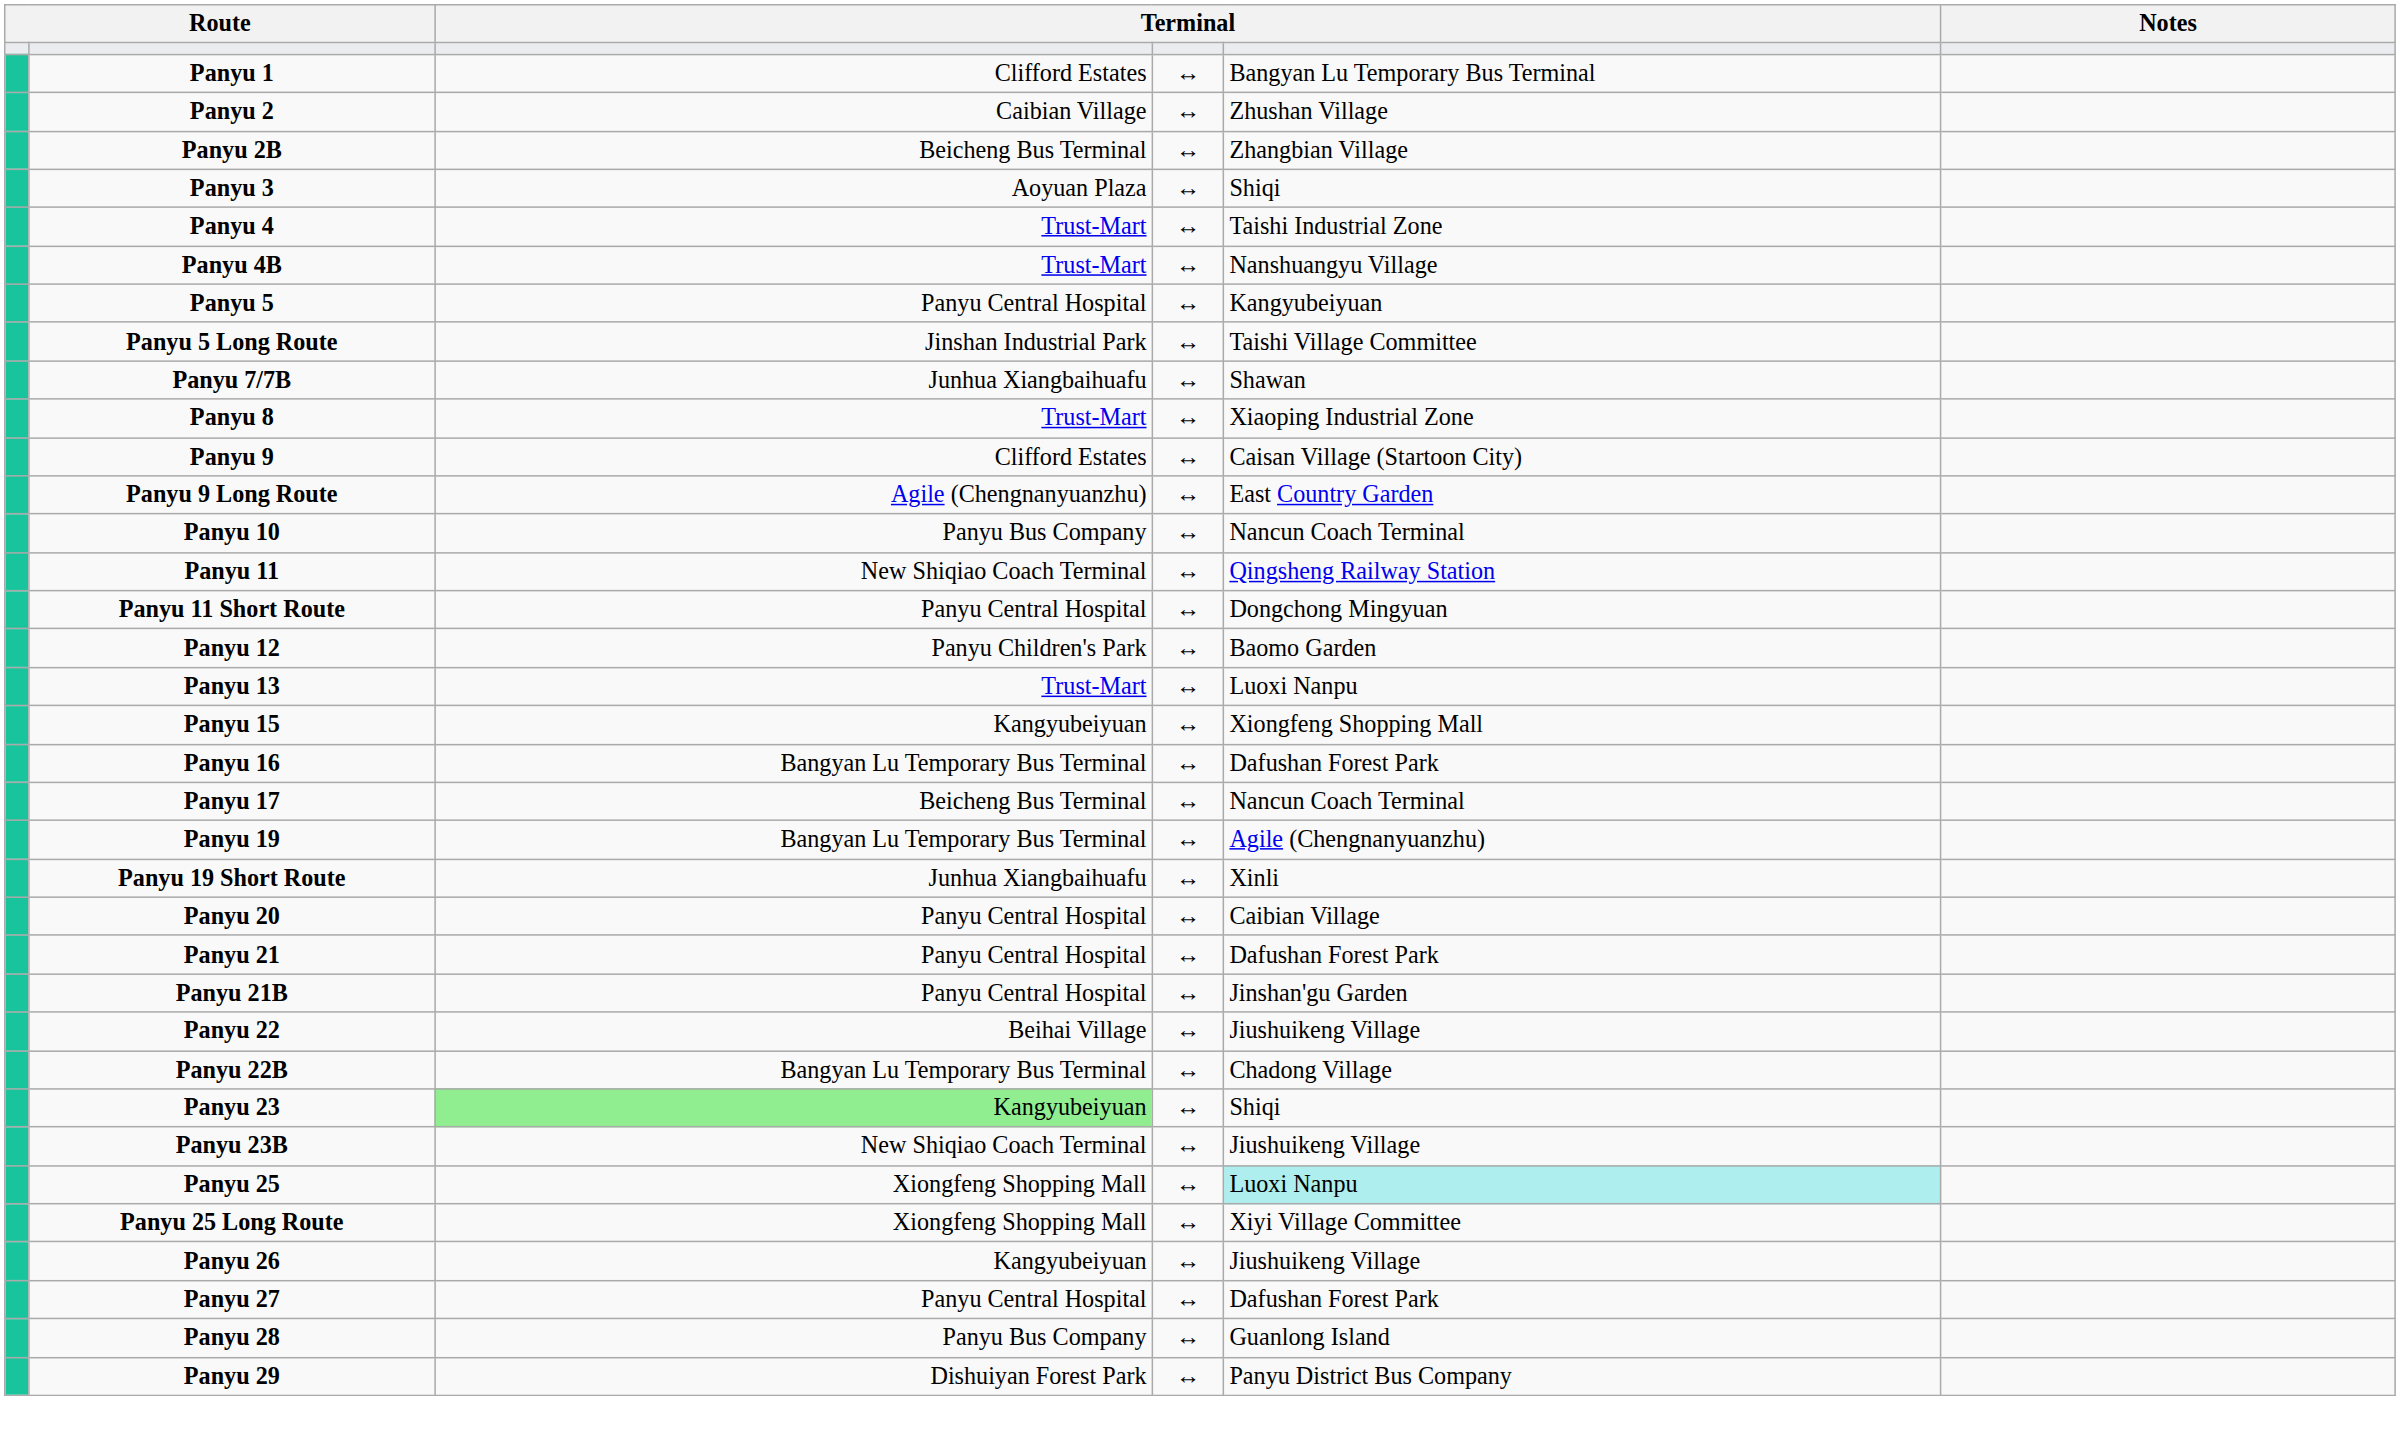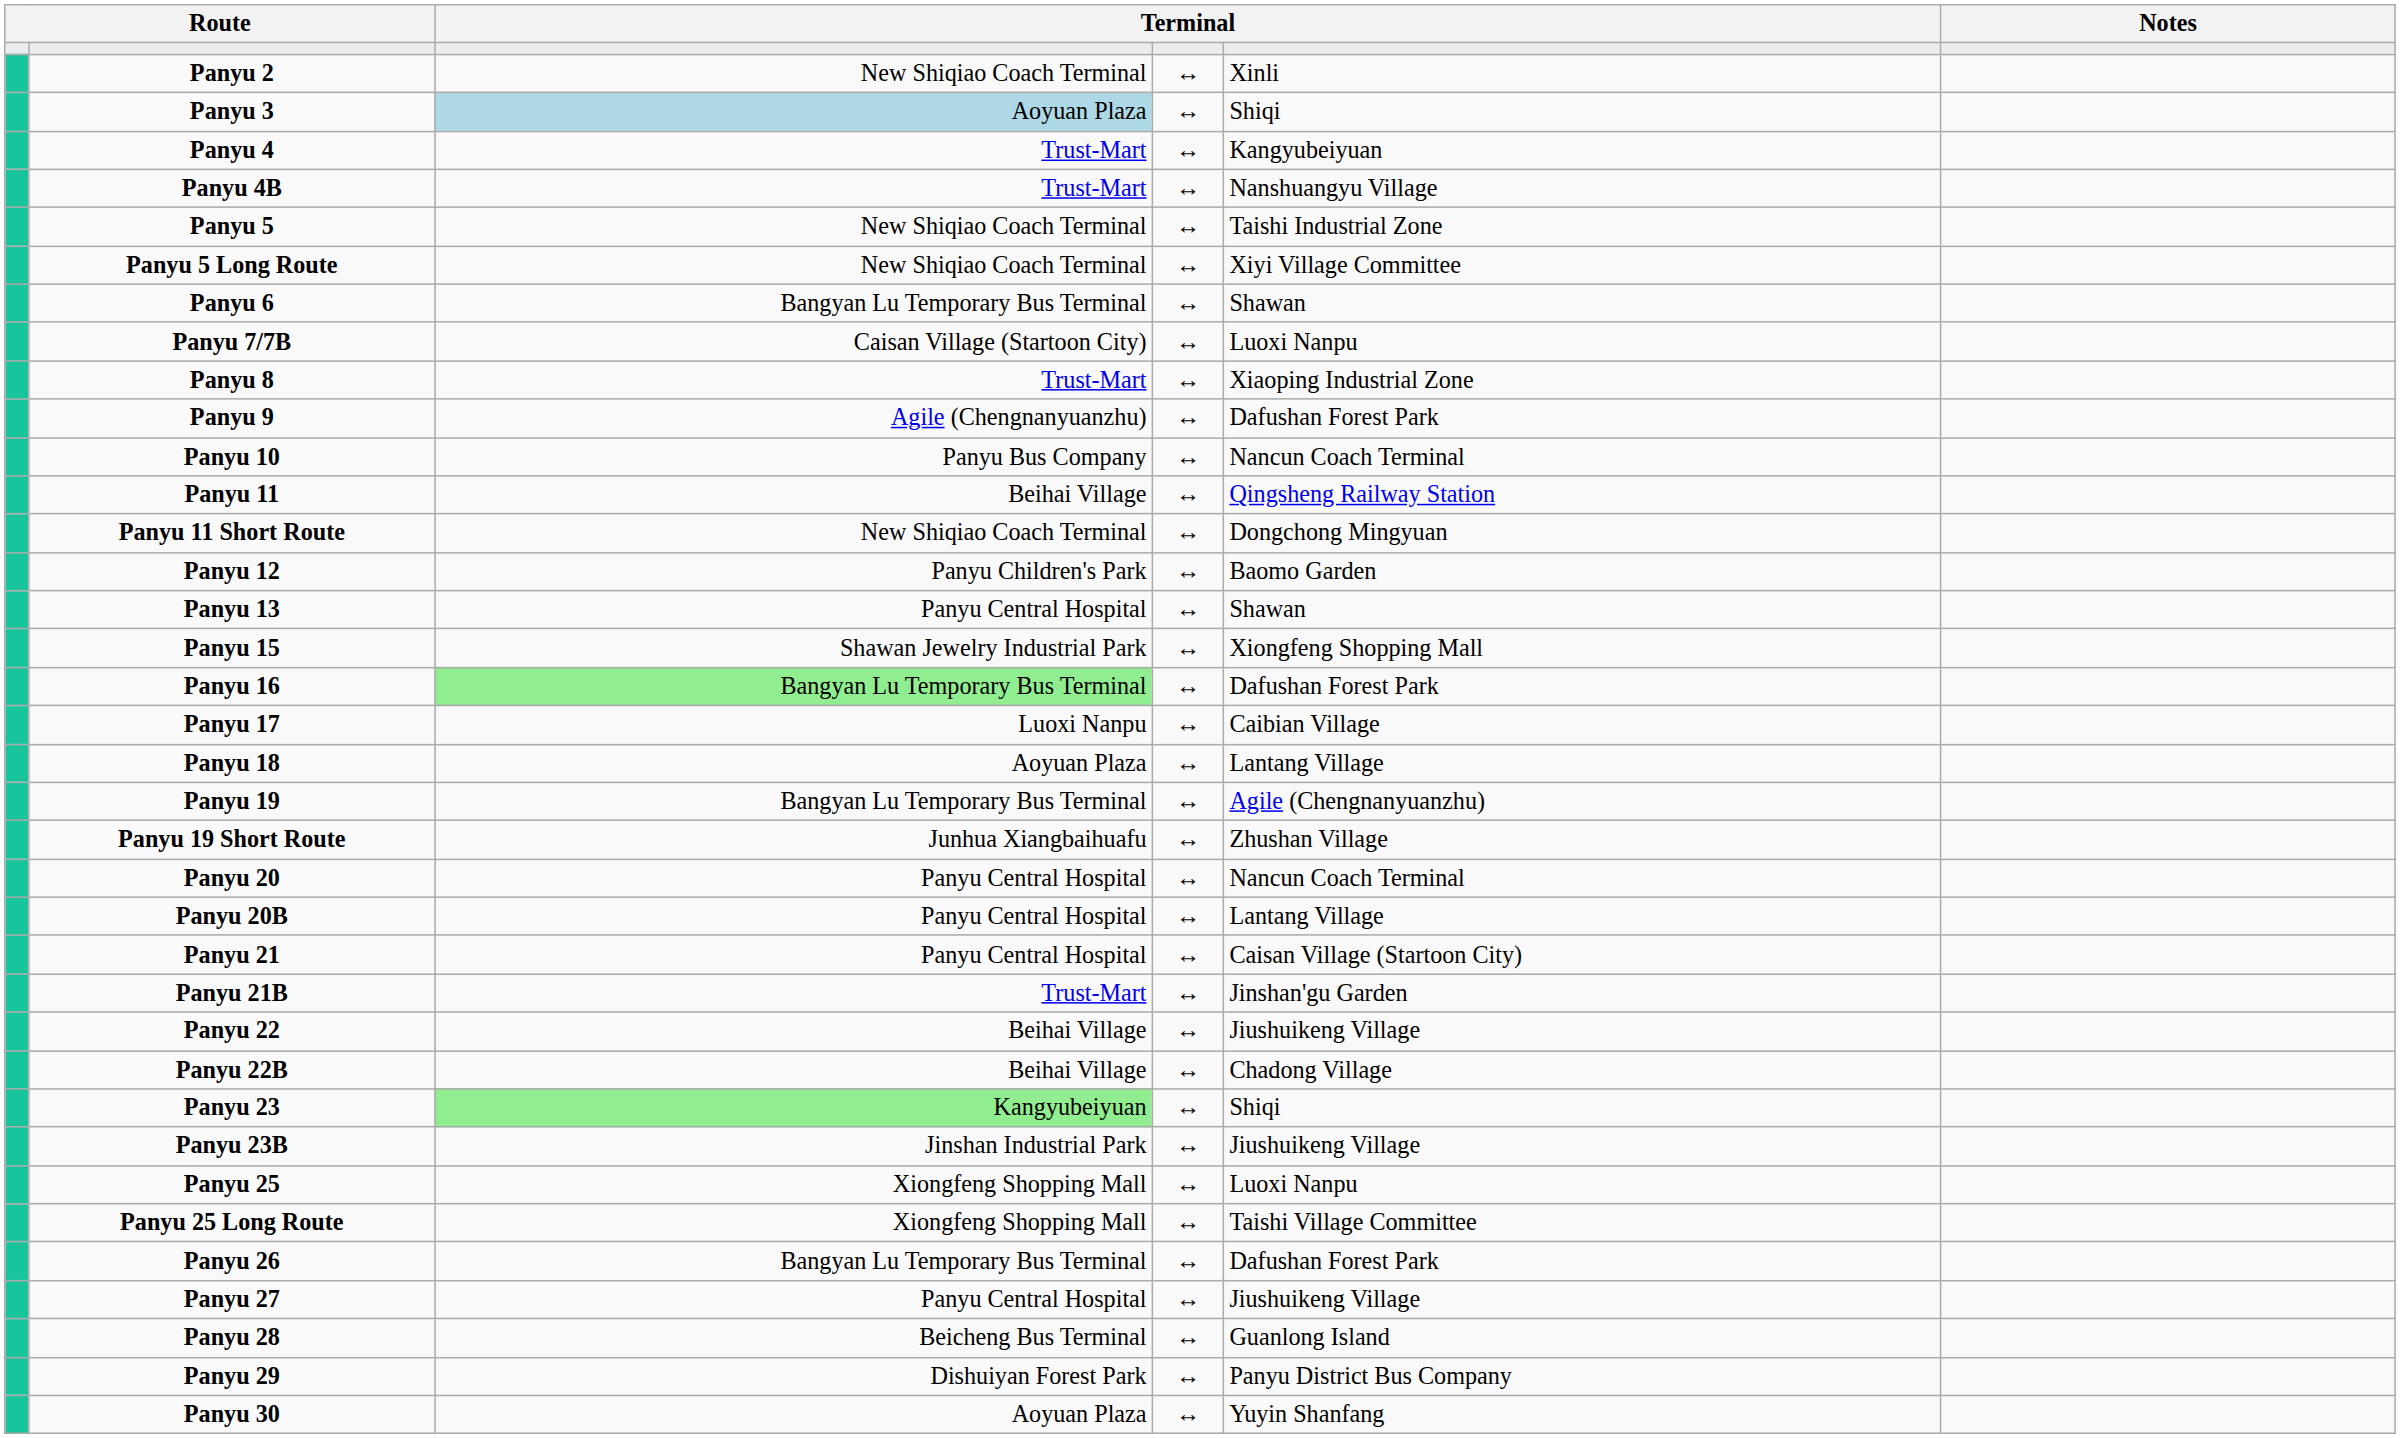- row: (232, 73)
(1071, 111) Caibian Village -> (1004, 73) New Shiqiao Coach Terminal
(1309, 111) Zhushan Village -> (1254, 73) Xinli
- row: (232, 149)
(1079, 188) no background -> (1079, 111) lightblue background
(1336, 226) Taishi Industrial Zone -> (1306, 149) Kangyubeiyuan
(1034, 303) Panyu Central Hospital -> (1004, 226) New Shiqiao Coach Terminal
(1306, 303) Kangyubeiyuan -> (1336, 226) Taishi Industrial Zone
(1036, 341) Jinshan Industrial Park -> (1004, 264) New Shiqiao Coach Terminal
(1353, 341) Taishi Village Committee -> (1345, 264) Xiyi Village Committee
+ row: (232, 303)
(1038, 379) Junhua Xiangbaihuafu -> (1000, 341) Caisan Village (Startoon City)
(1268, 379) Shawan -> (1293, 341) Luoxi Nanpu
(1071, 456) Clifford Estates -> (1019, 417) Agile (Chengnanyuanzhu)
(1376, 456) Caisan Village (Startoon City) -> (1334, 417) Dafushan Forest Park
- row: (232, 494)
(1004, 571) New Shiqiao Coach Terminal -> (1077, 494) Beihai Village
(1034, 609) Panyu Central Hospital -> (1004, 532) New Shiqiao Coach Terminal
(1094, 686) Trust-Mart -> (1034, 609) Panyu Central Hospital
(1293, 686) Luoxi Nanpu -> (1268, 609) Shawan
(1070, 724) Kangyubeiyuan -> (993, 647) Shawan Jewelry Industrial Park
(963, 762) no background -> (963, 686) lightgreen background
(1033, 801) Beicheng Bus Terminal -> (1082, 724) Luoxi Nanpu
(1347, 801) Nancun Coach Terminal -> (1305, 724) Caibian Village
+ row: (232, 762)
(1254, 877) Xinli -> (1309, 839) Zhushan Village
(1305, 916) Caibian Village -> (1347, 877) Nancun Coach Terminal
+ row: (232, 916)
(1334, 954) Dafushan Forest Park -> (1376, 954) Caisan Village (Startoon City)
(1034, 992) Panyu Central Hospital -> (1094, 992) Trust-Mart
(963, 1069) Bangyan Lu Temporary Bus Terminal -> (1077, 1069) Beihai Village
(1004, 1145) New Shiqiao Coach Terminal -> (1036, 1145) Jinshan Industrial Park
(1293, 1184) paleturquoise background -> (1293, 1184) no background
(1345, 1222) Xiyi Village Committee -> (1353, 1222) Taishi Village Committee
(1070, 1260) Kangyubeiyuan -> (963, 1260) Bangyan Lu Temporary Bus Terminal
(1325, 1260) Jiushuikeng Village -> (1334, 1260) Dafushan Forest Park
(1334, 1299) Dafushan Forest Park -> (1325, 1299) Jiushuikeng Village
(1045, 1337) Panyu Bus Company -> (1033, 1337) Beicheng Bus Terminal
+ row: (232, 1414)
